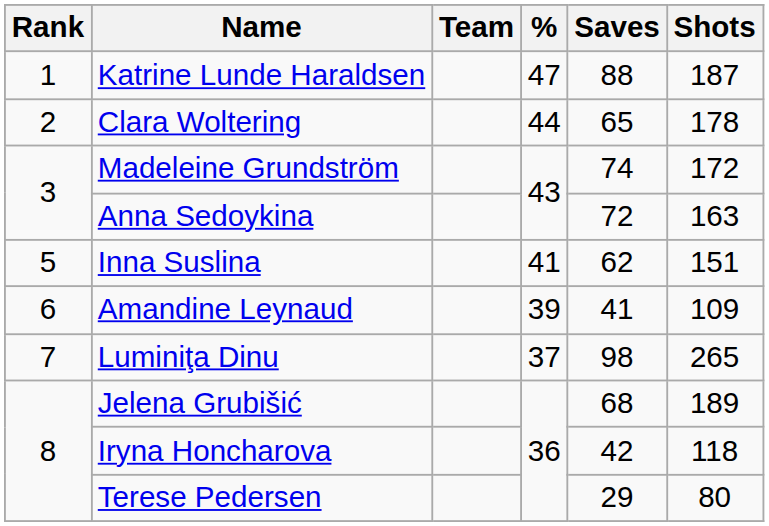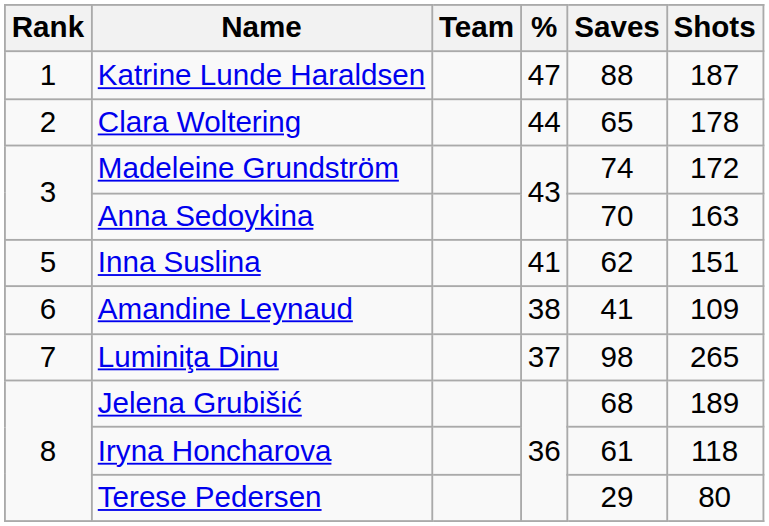(617, 215) 72 -> (617, 215) 70
(544, 309) 39 -> (544, 309) 38
(617, 450) 42 -> (617, 450) 61
